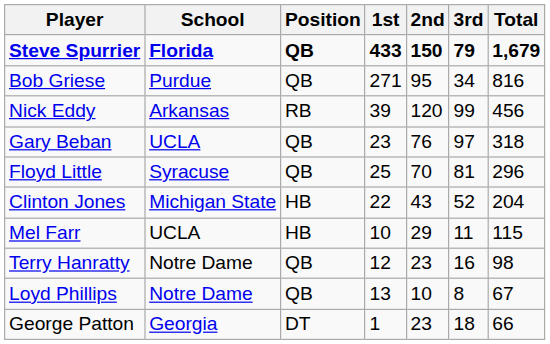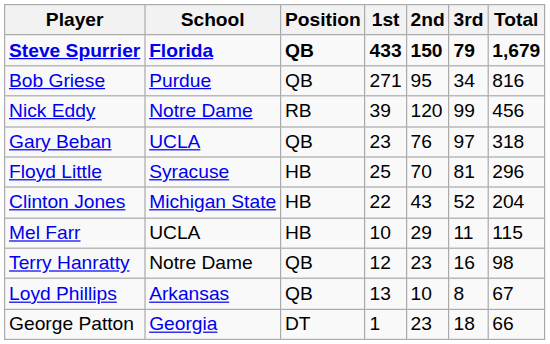(189, 111) Arkansas -> (201, 111) Notre Dame
(299, 171) QB -> (298, 171) HB
(201, 293) Notre Dame -> (189, 293) Arkansas
